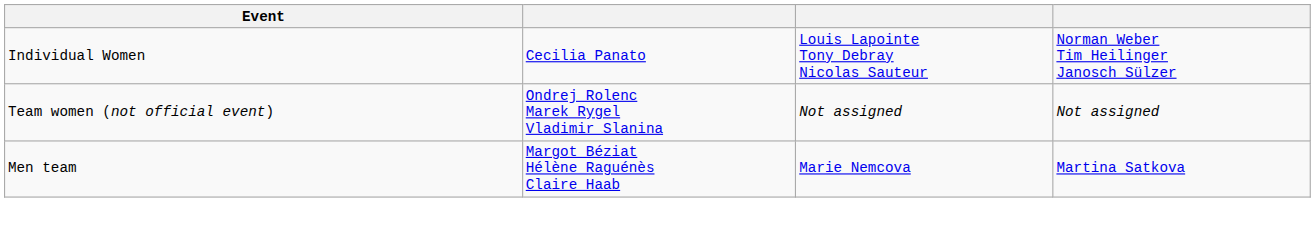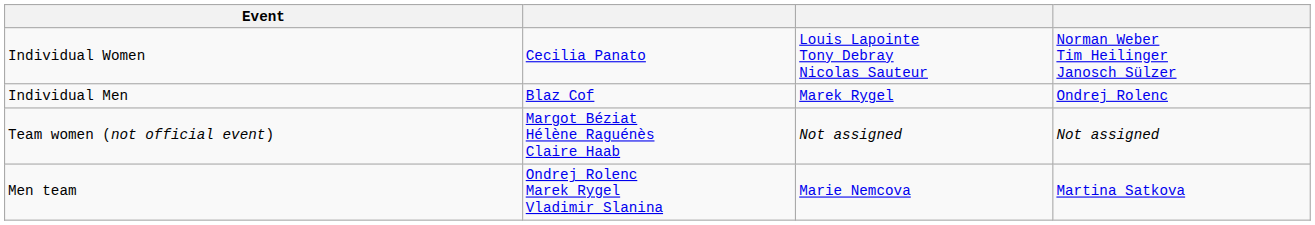+ row: (68, 96)
(594, 112) Ondrej Rolenc Marek Rygel Vladimir Slanina -> (590, 136) Margot Béziat Hélène Raguénès Claire Haab
(590, 169) Margot Béziat Hélène Raguénès Claire Haab -> (594, 192) Ondrej Rolenc Marek Rygel Vladimir Slanina
